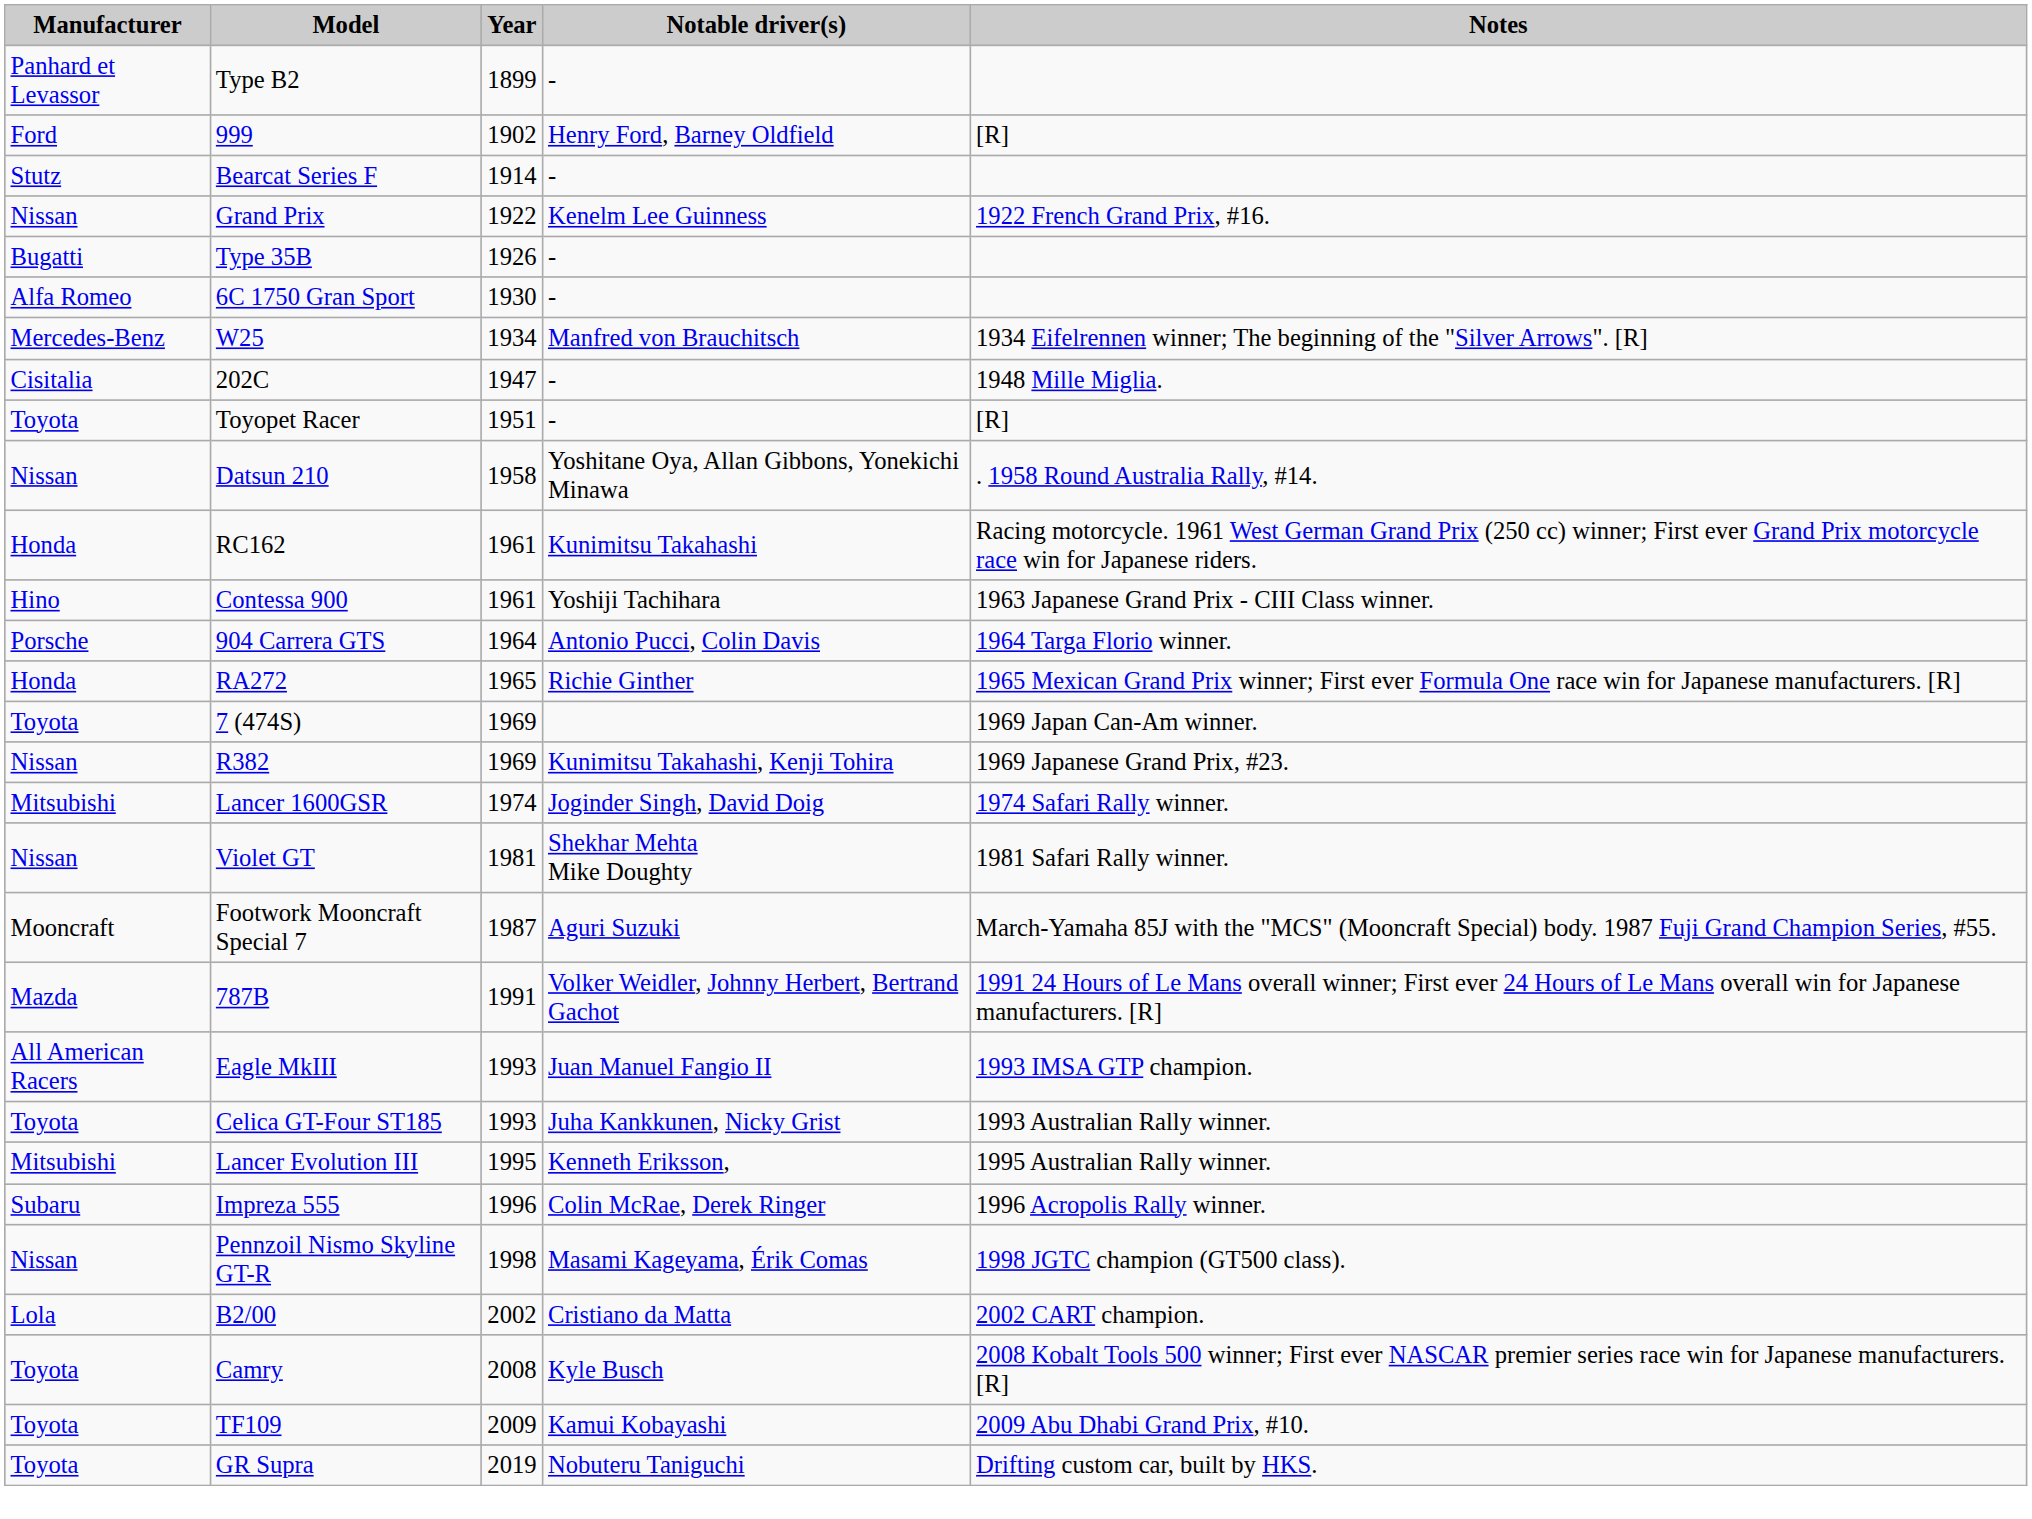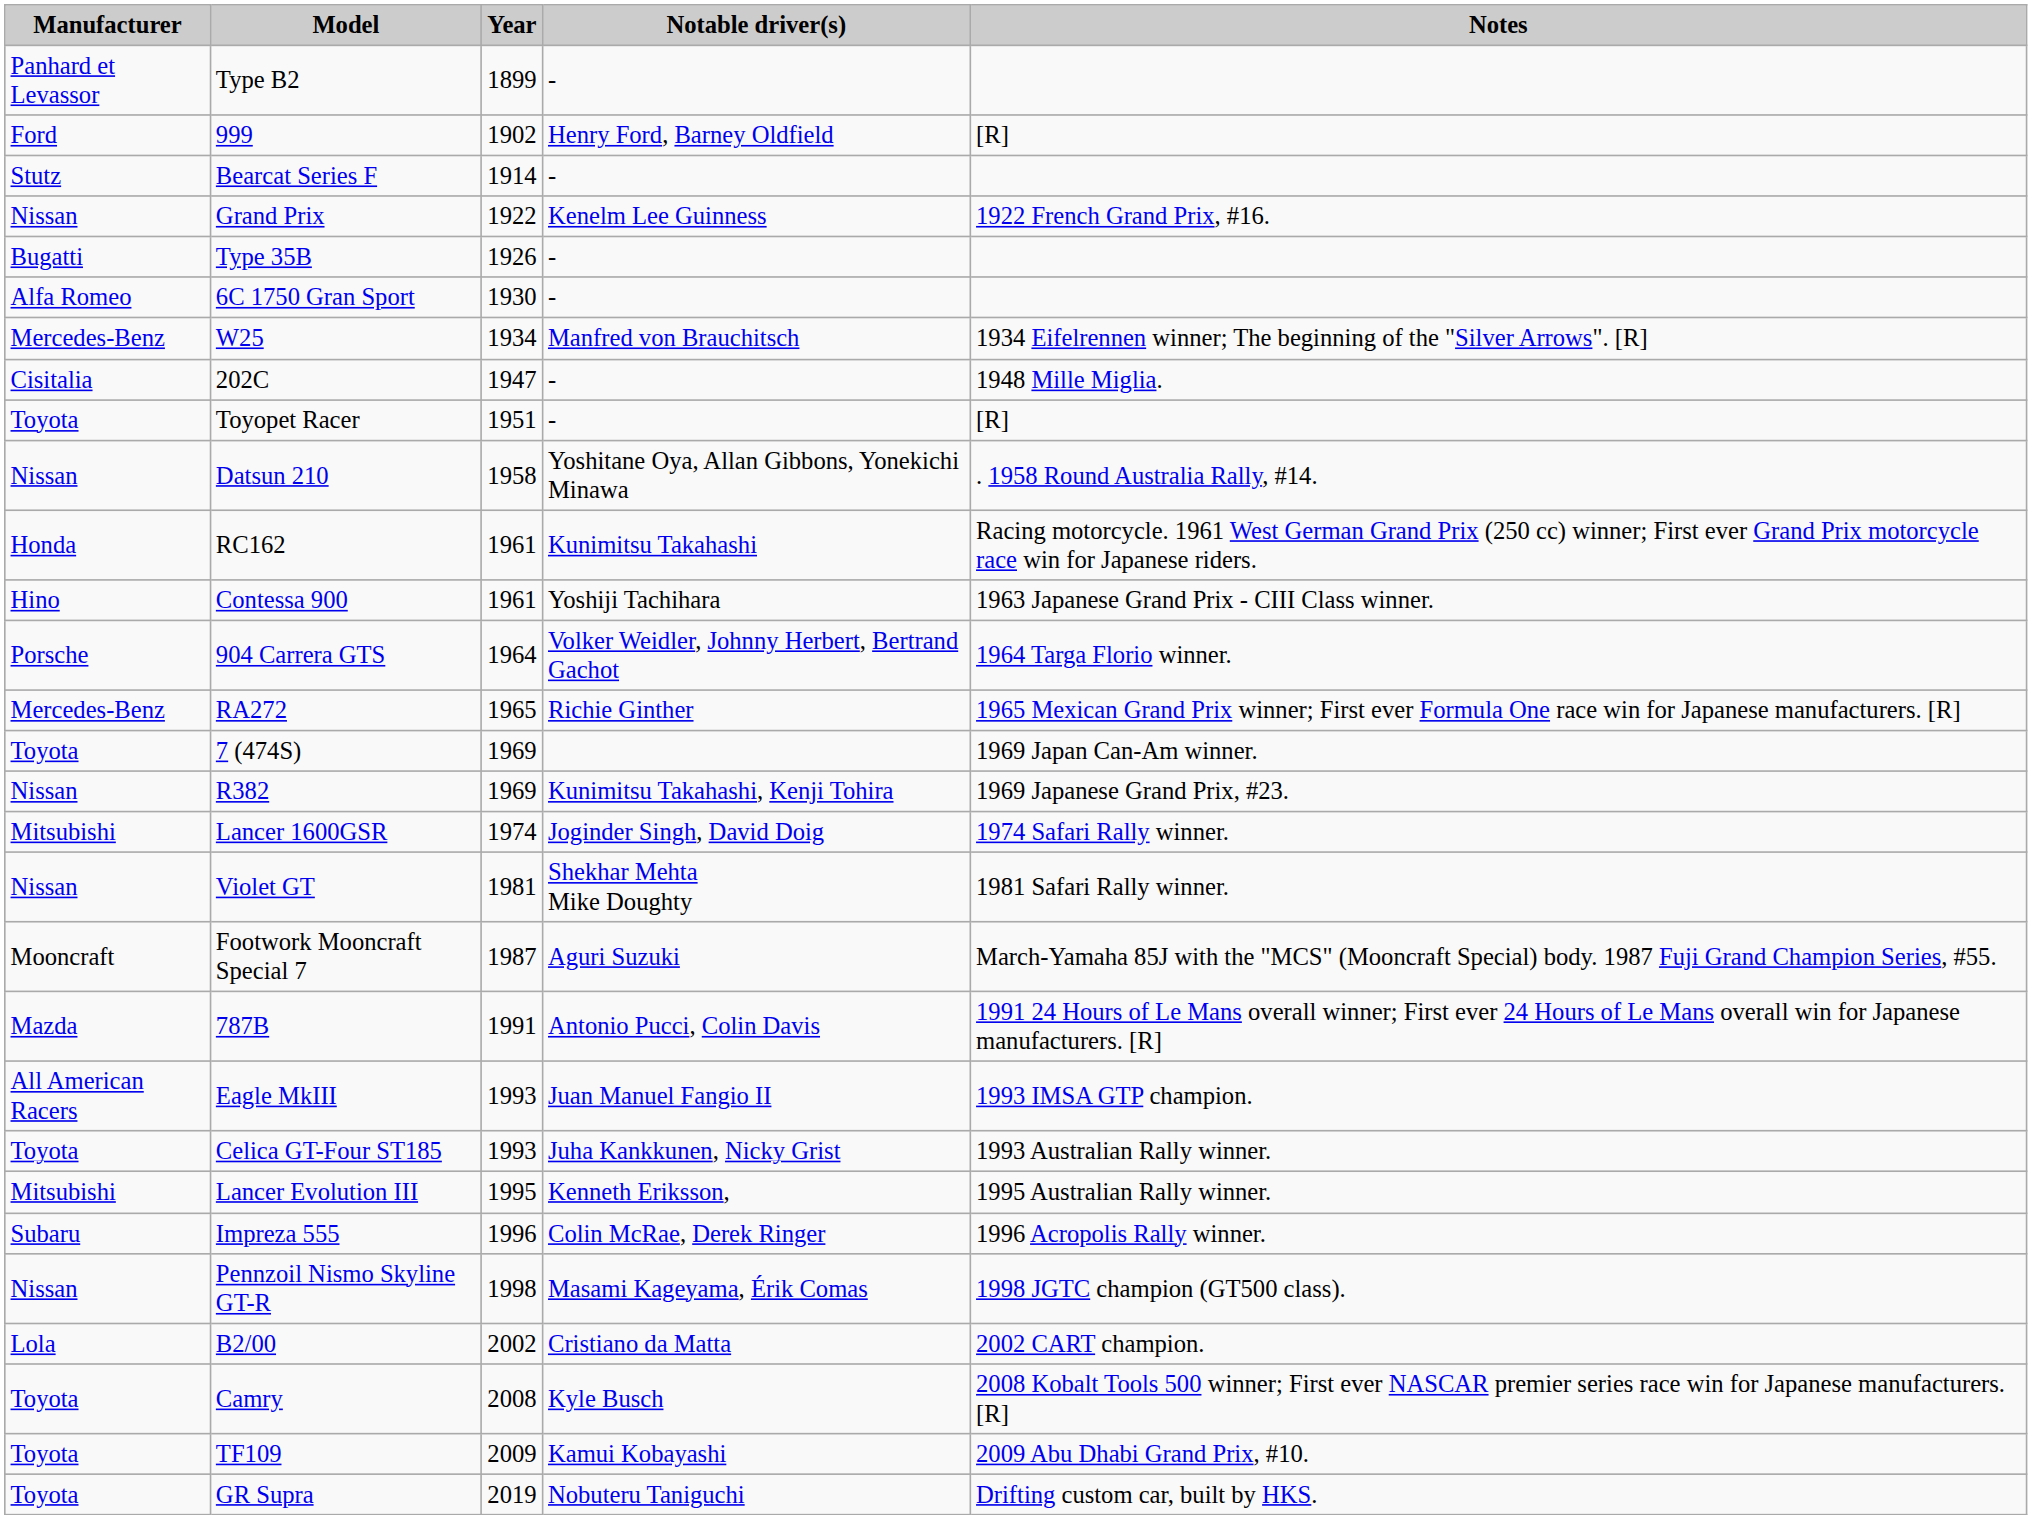(684, 640) Antonio Pucci, Colin Davis -> (753, 654) Volker Weidler, Johnny Herbert, Bertrand Gachot
(43, 680) Honda -> (88, 710) Mercedes-Benz
(753, 997) Volker Weidler, Johnny Herbert, Bertrand Gachot -> (684, 1026) Antonio Pucci, Colin Davis
